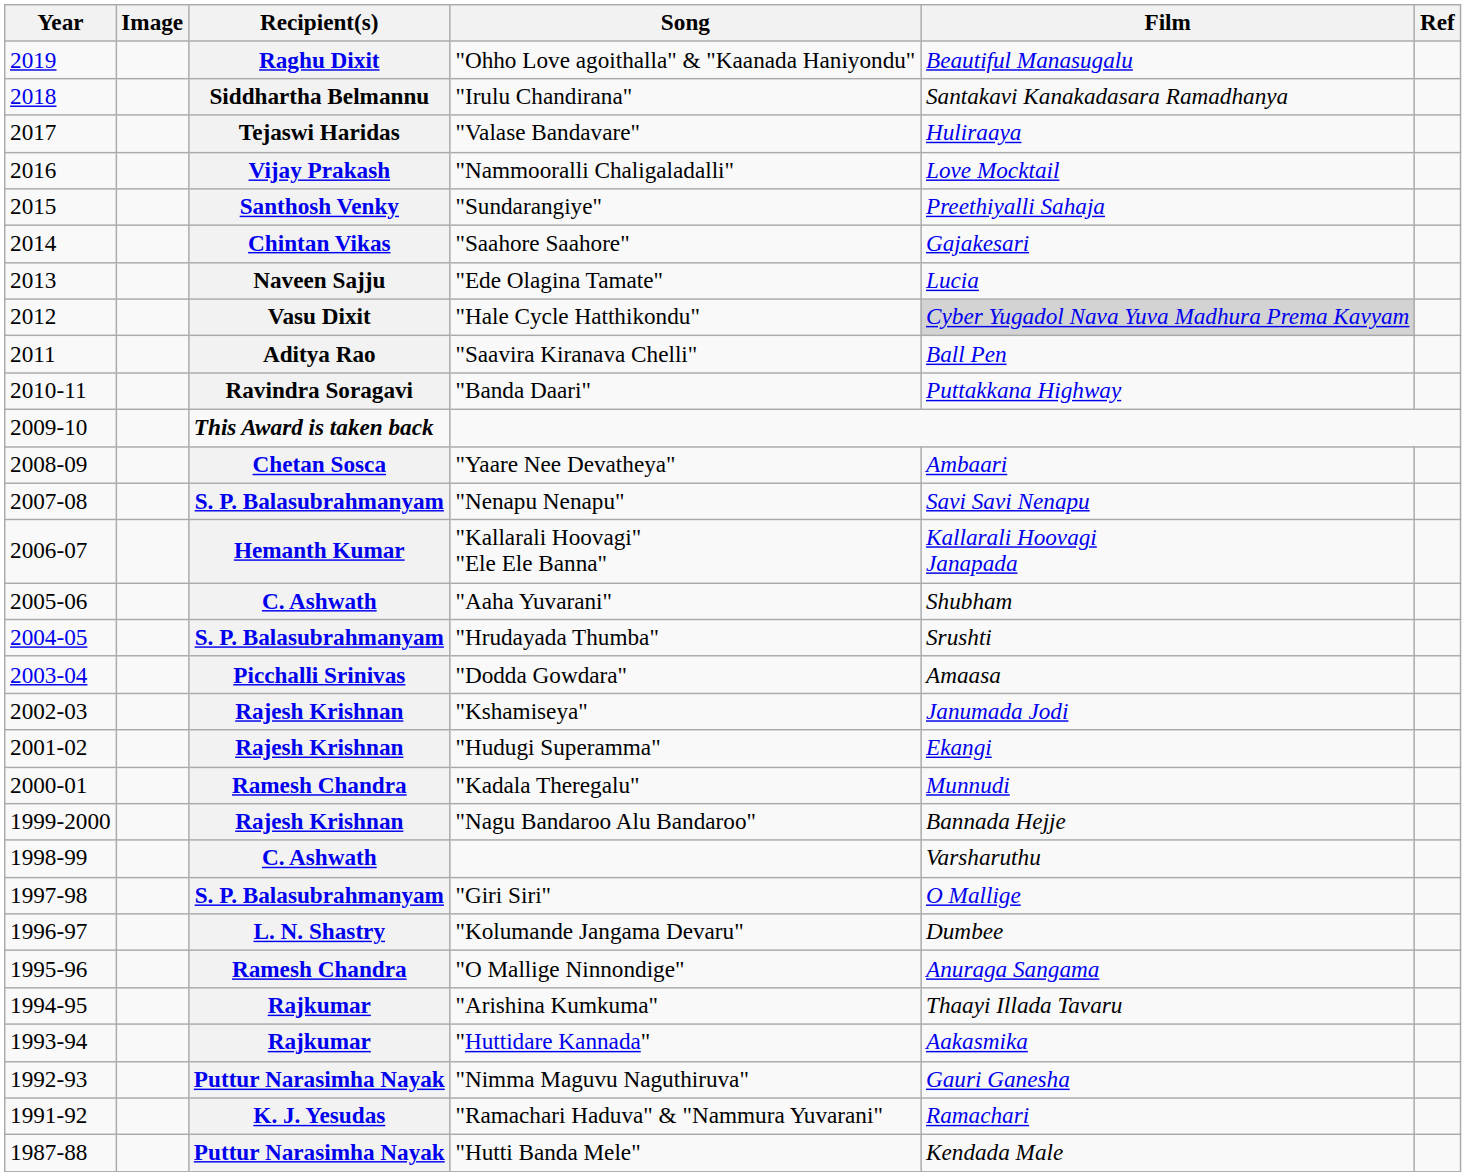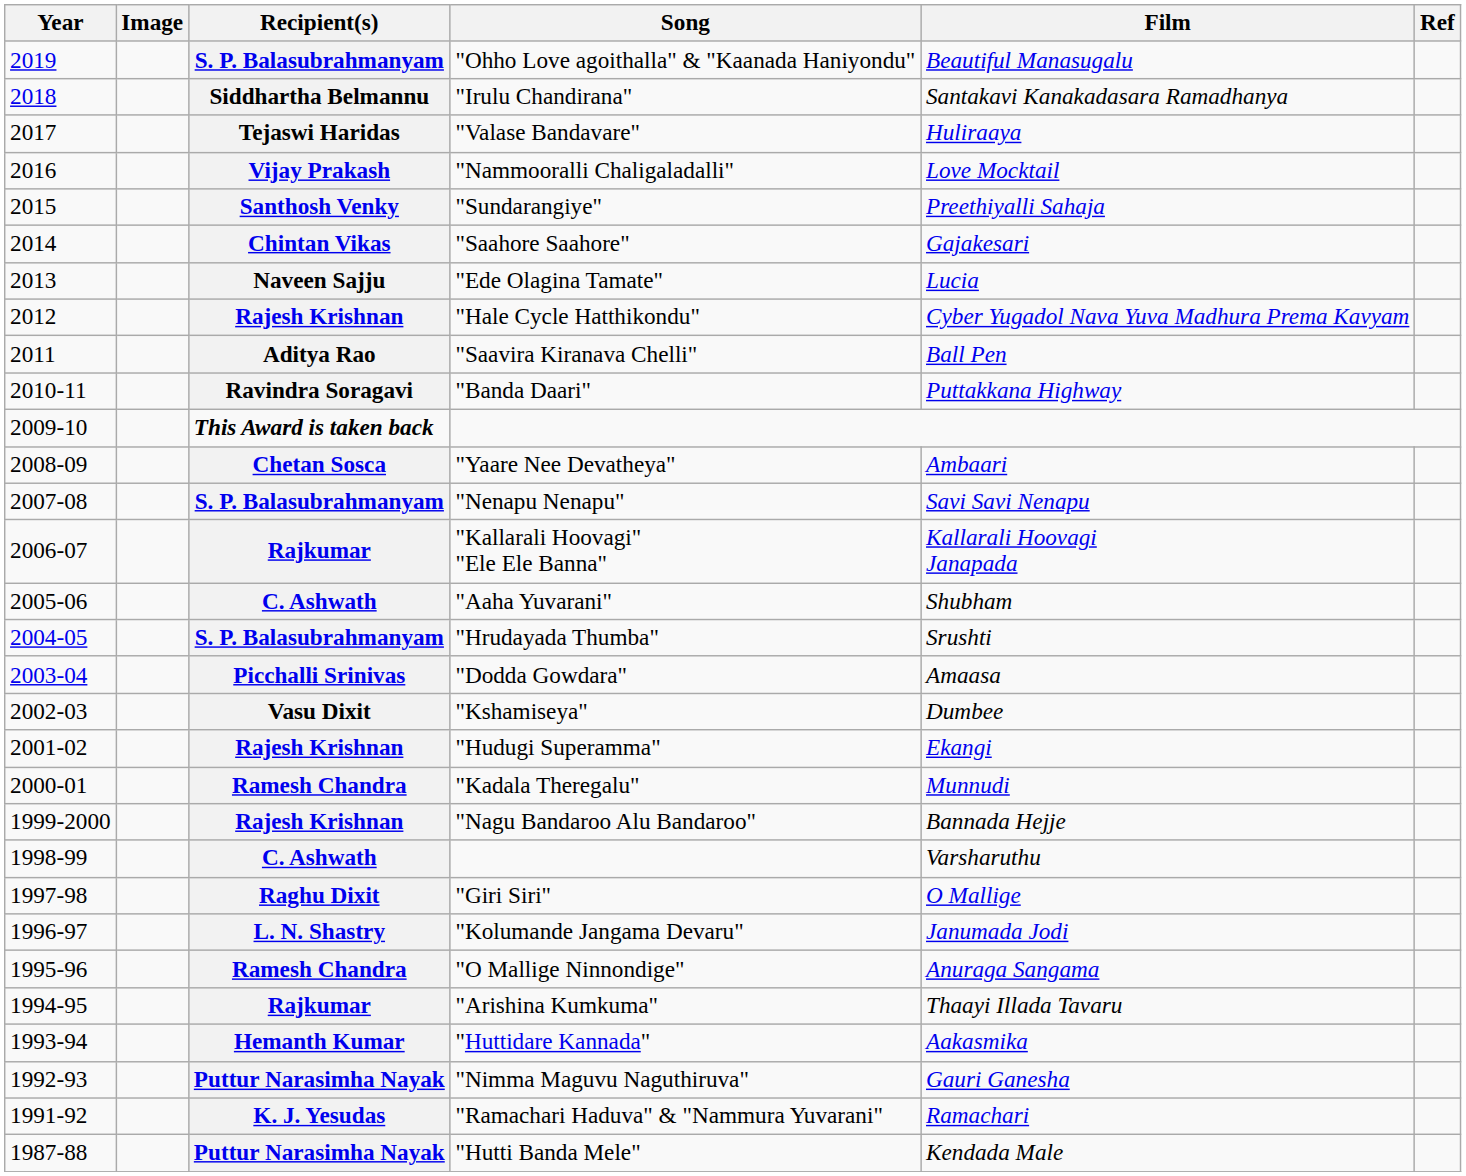(319, 59) Raghu Dixit -> (319, 59) S. P. Balasubrahmanyam
(319, 317) Vasu Dixit -> (319, 317) Rajesh Krishnan
(1168, 317) lightgrey background -> (1168, 317) no background
(319, 551) Hemanth Kumar -> (319, 551) Rajkumar
(319, 711) Rajesh Krishnan -> (319, 711) Vasu Dixit
(997, 711) Janumada Jodi -> (965, 711) Dumbee
(319, 895) S. P. Balasubrahmanyam -> (319, 895) Raghu Dixit
(965, 932) Dumbee -> (997, 932) Janumada Jodi
(319, 1042) Rajkumar -> (319, 1042) Hemanth Kumar
